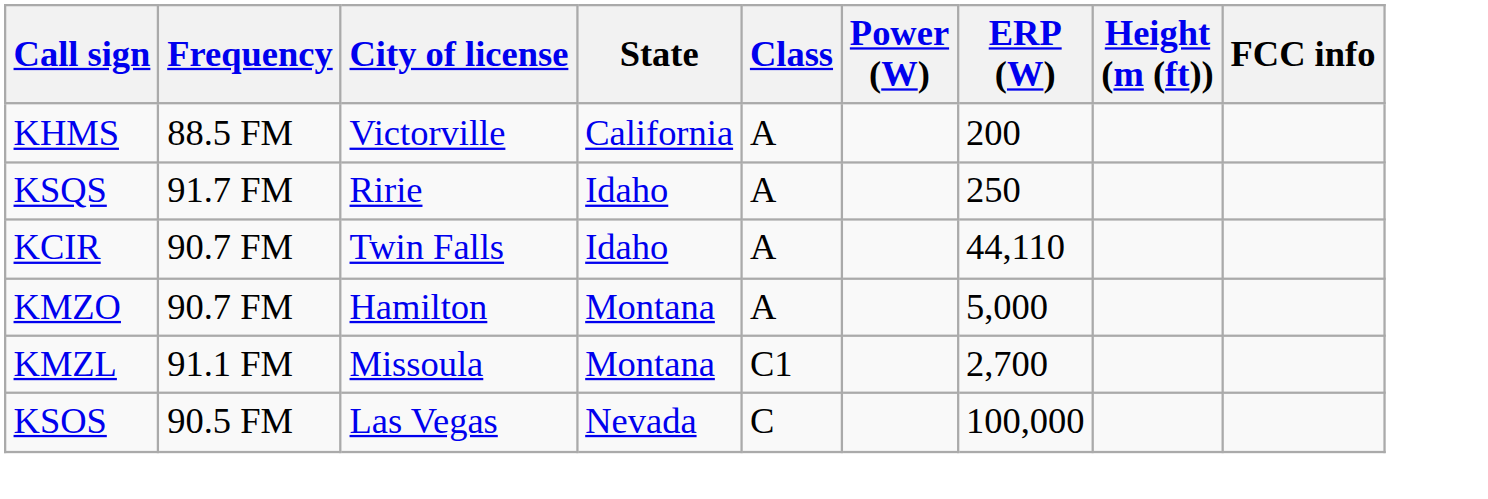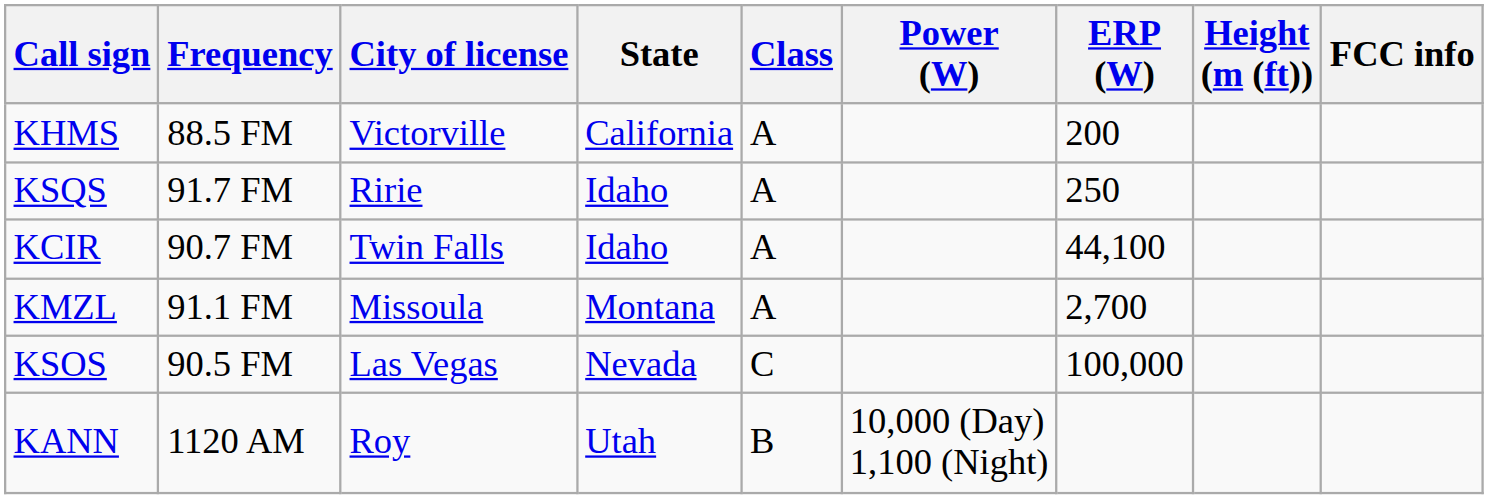(1015, 248) 44,110 -> (1115, 248) 44,100
- row: (67, 305)
(771, 363) C1 -> (763, 305) A
+ row: (66, 442)
